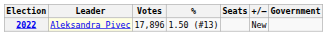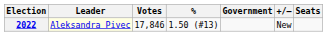columns swapped: (235, 11) <-> (296, 11)
(149, 25) 17,896 -> (149, 25) 17,846
